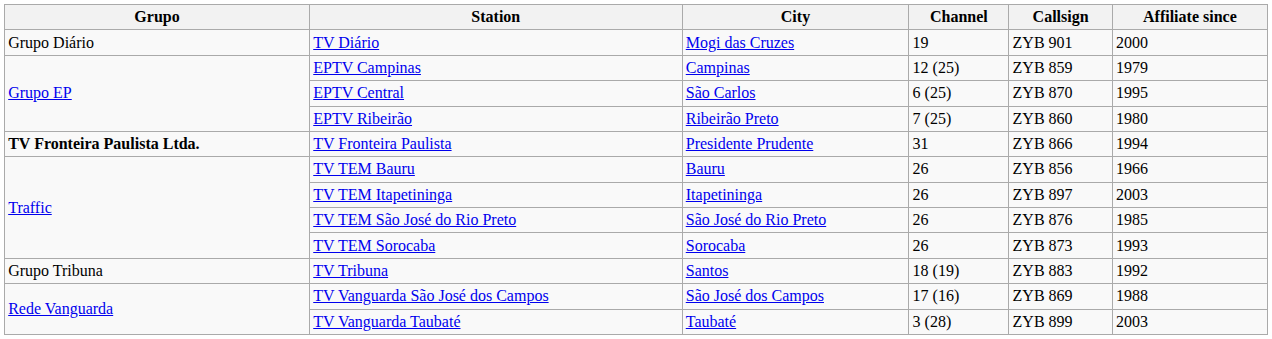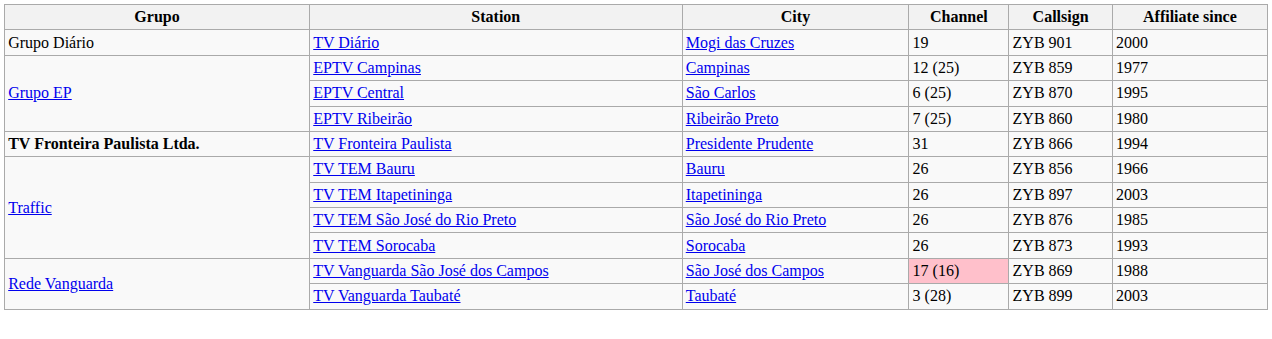(1132, 67) 1979 -> (1132, 67) 1977
- row: (351, 270)
(936, 296) no background -> (936, 270) pink background
